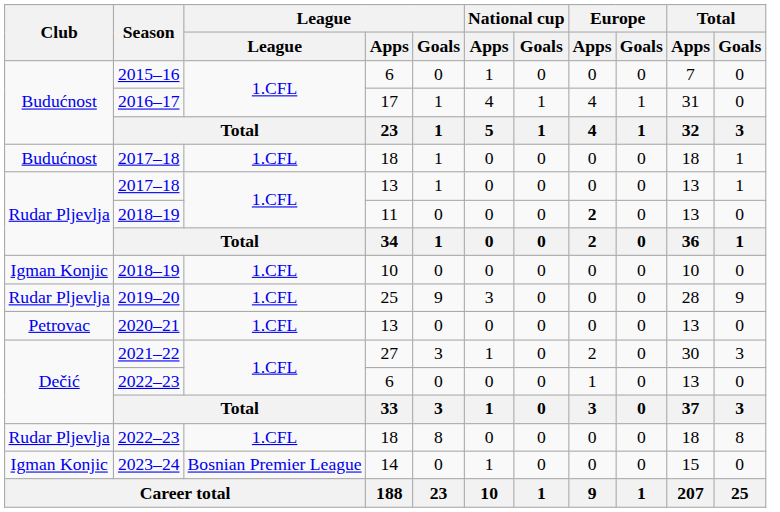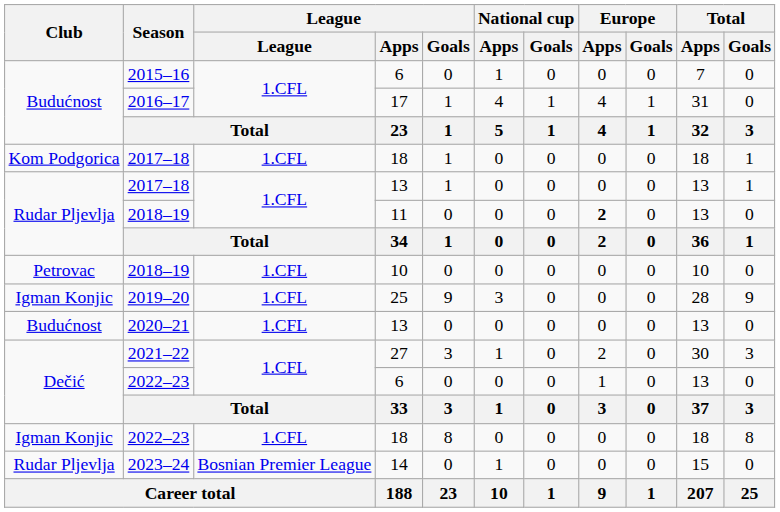(59, 158) Budućnost -> (64, 158) Kom Podgorica
(59, 269) Igman Konjic -> (64, 269) Petrovac
(59, 297) Rudar Pljevlja -> (64, 297) Igman Konjic
(59, 325) Petrovac -> (64, 325) Budućnost
(59, 437) Rudar Pljevlja -> (64, 437) Igman Konjic
(59, 465) Igman Konjic -> (64, 465) Rudar Pljevlja
